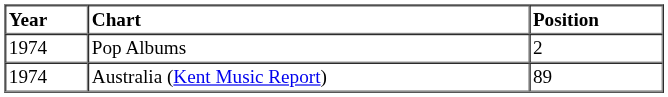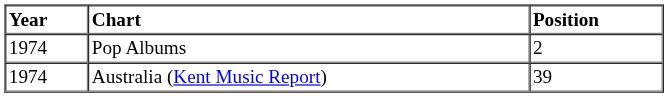(542, 77) 89 -> (542, 77) 39
